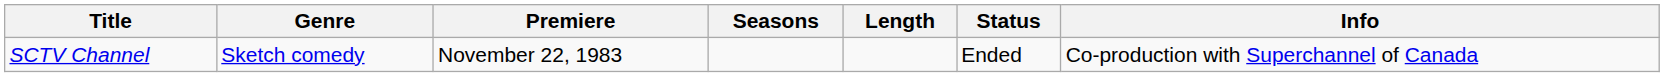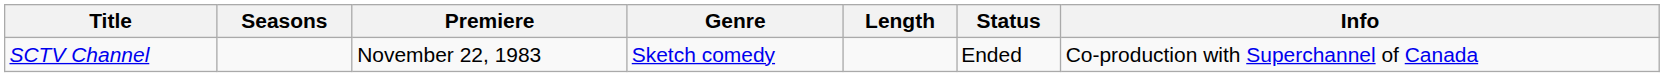columns swapped: (325, 21) <-> (776, 21)
